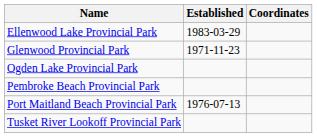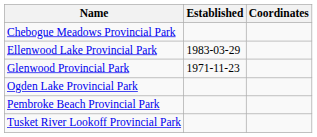+ row: (91, 31)
- row: (92, 104)
